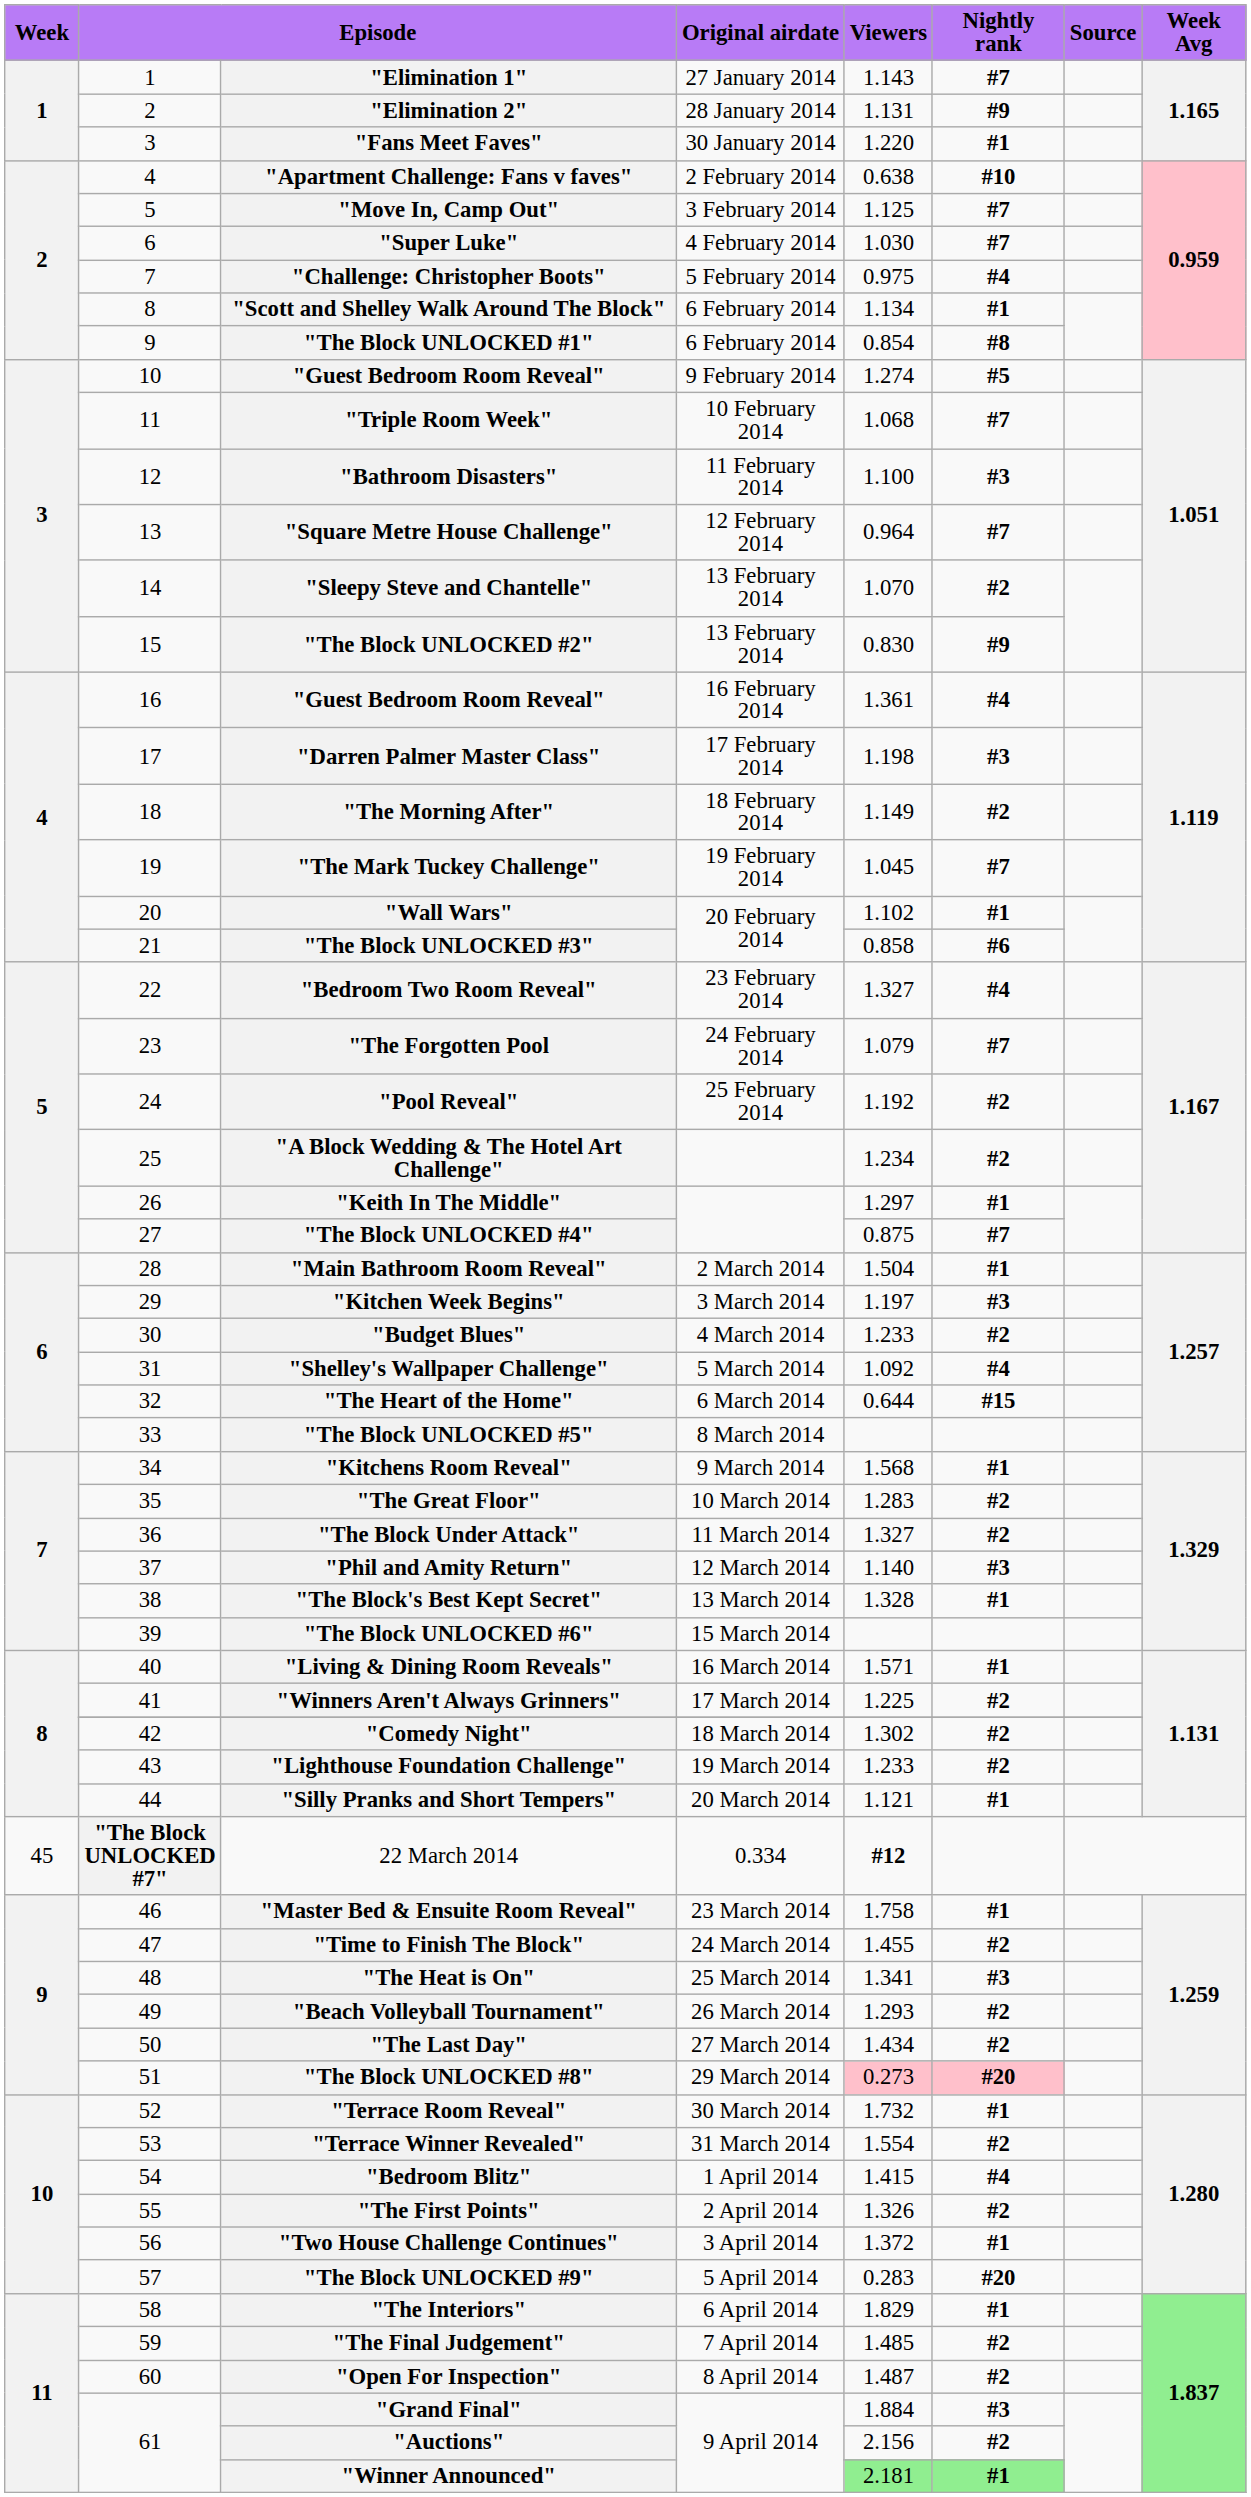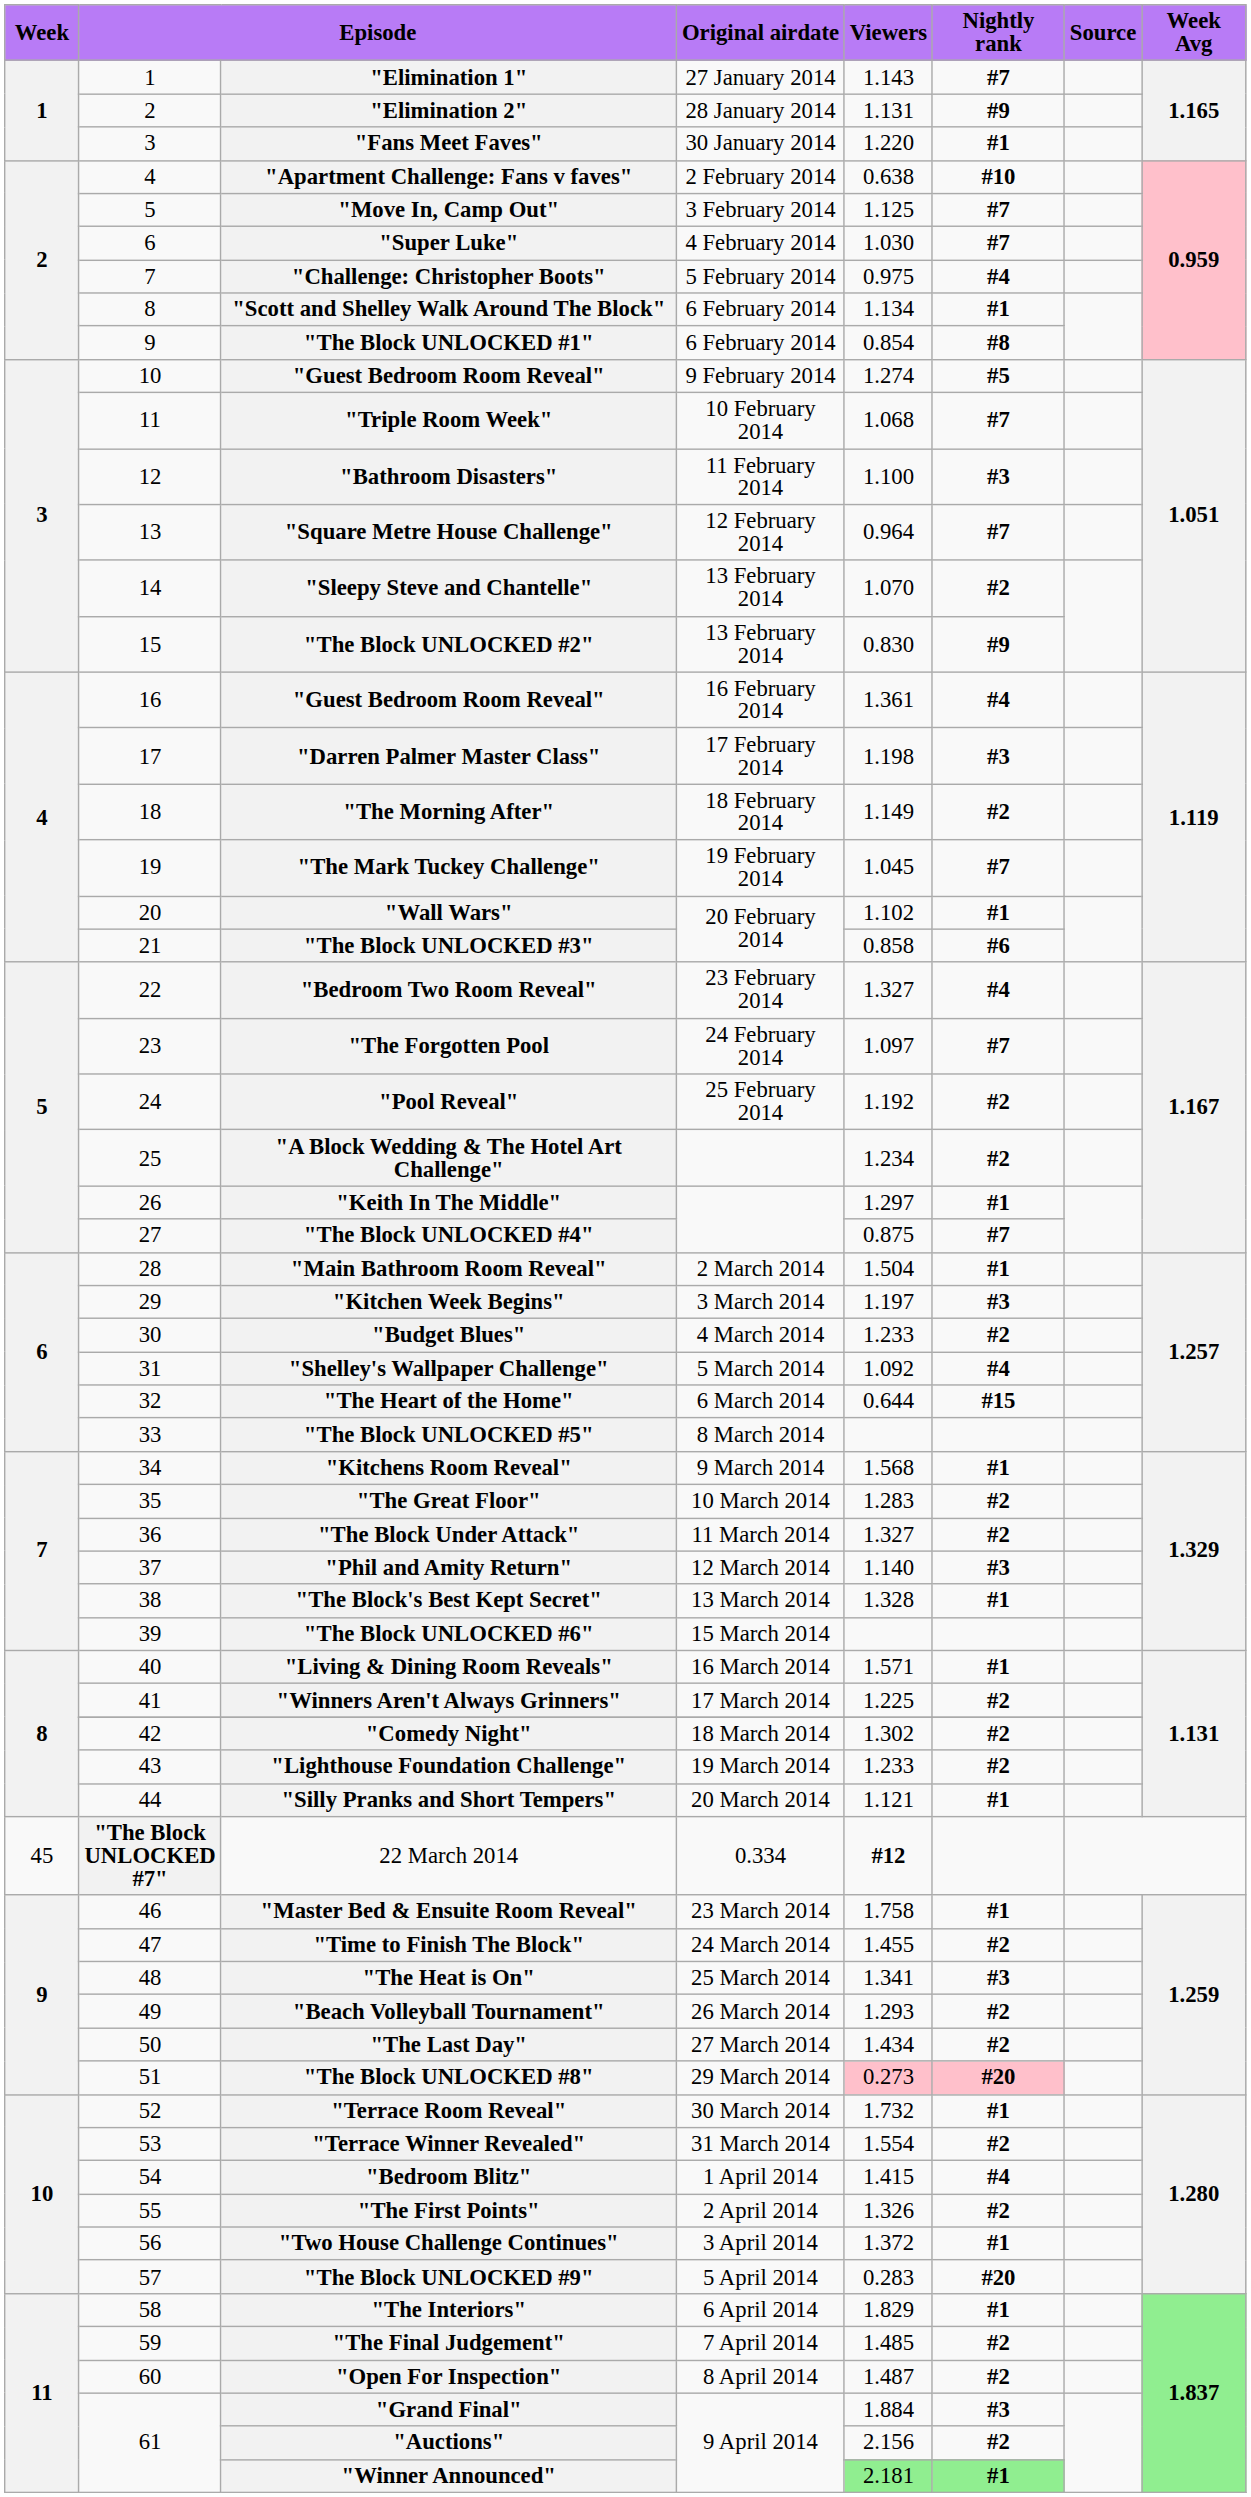(888, 1045) 1.079 -> (888, 1045) 1.097
